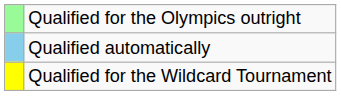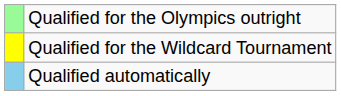rows swapped: (119, 47) <-> (180, 76)
